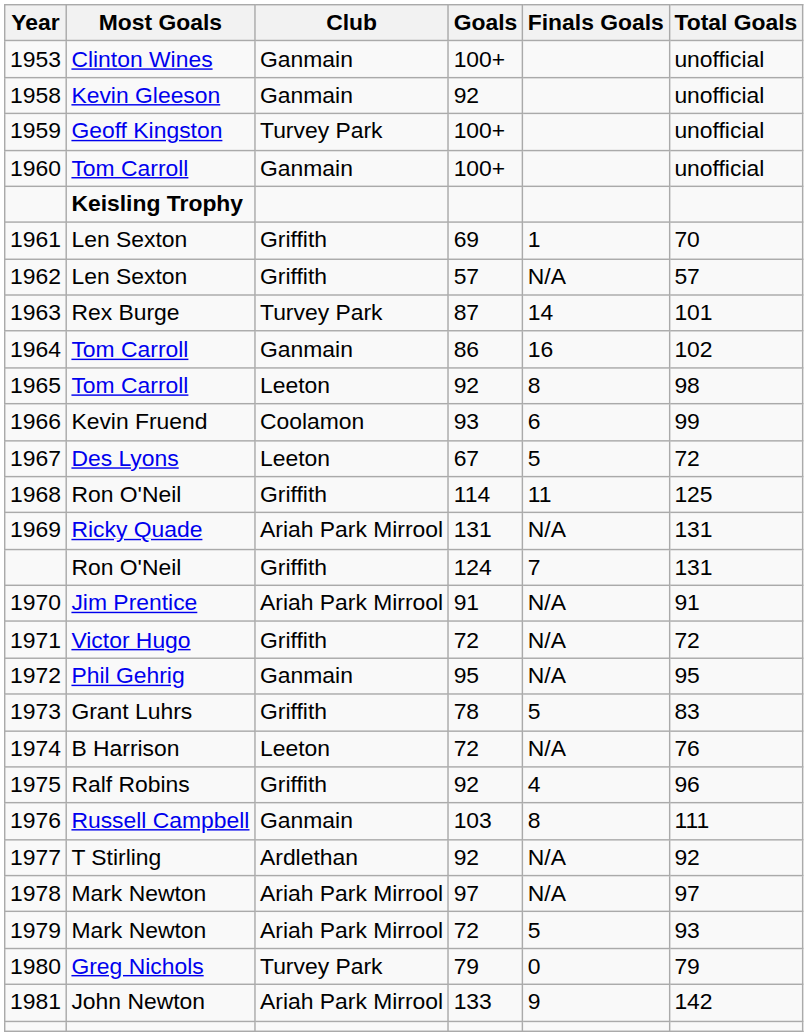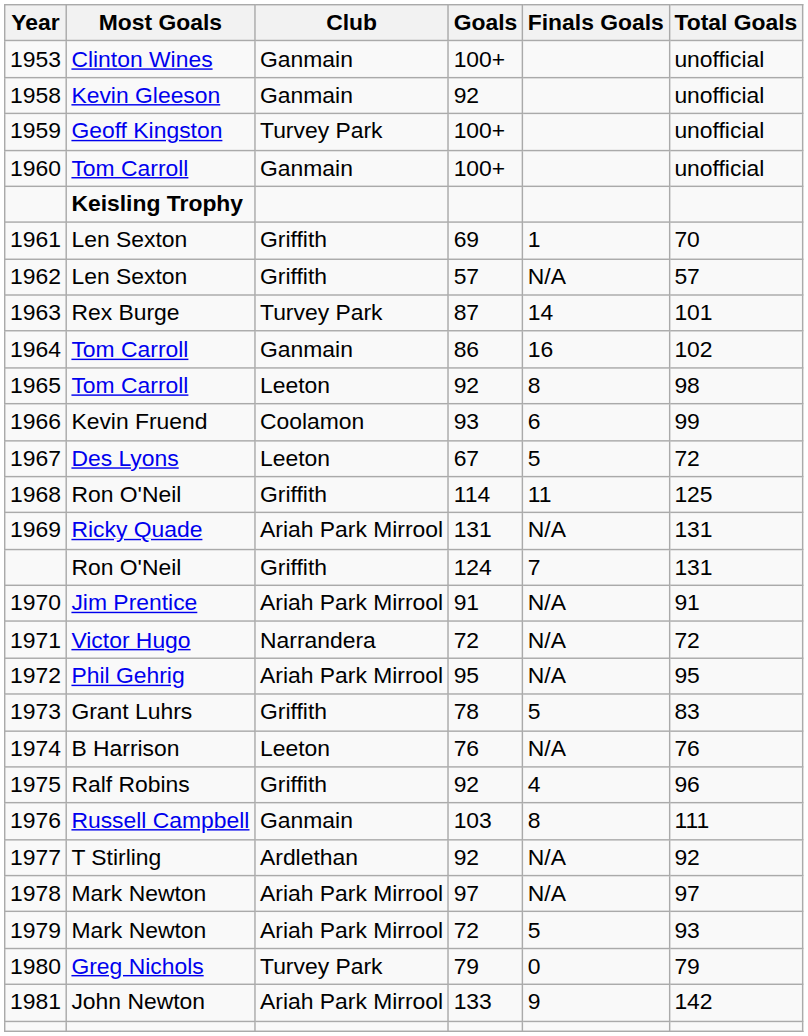(293, 639) Griffith -> (318, 639) Narrandera
(306, 675) Ganmain -> (352, 675) Ariah Park Mirrool
(466, 748) 72 -> (466, 748) 76
